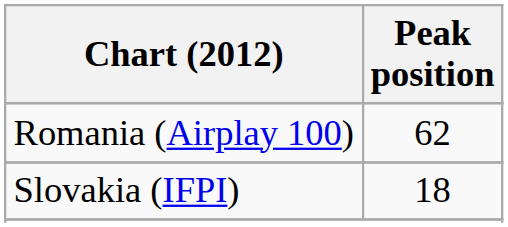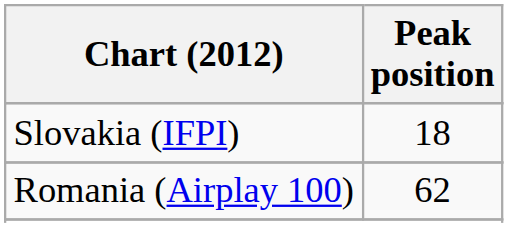rows swapped: (184, 132) <-> (127, 190)
